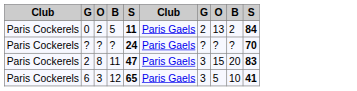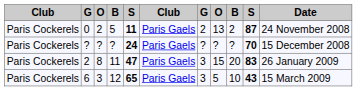+ column: (306, 12)
(251, 29) 84 -> (251, 29) 87
(251, 78) 41 -> (251, 78) 43
